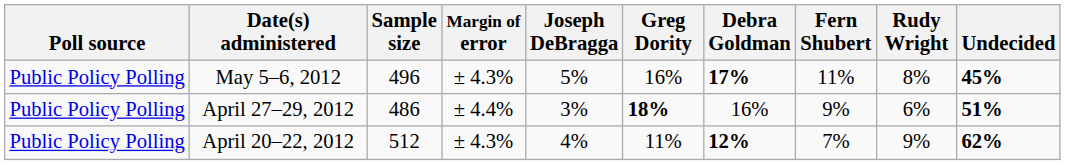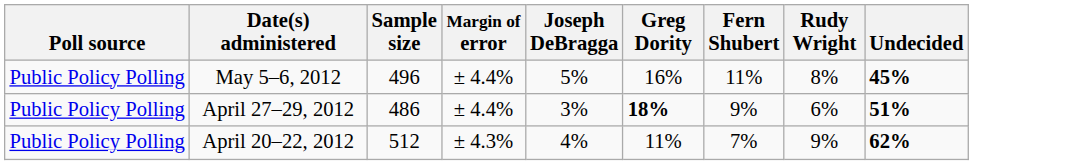- column: (750, 32)
(483, 76) ± 4.3% -> (483, 76) ± 4.4%
